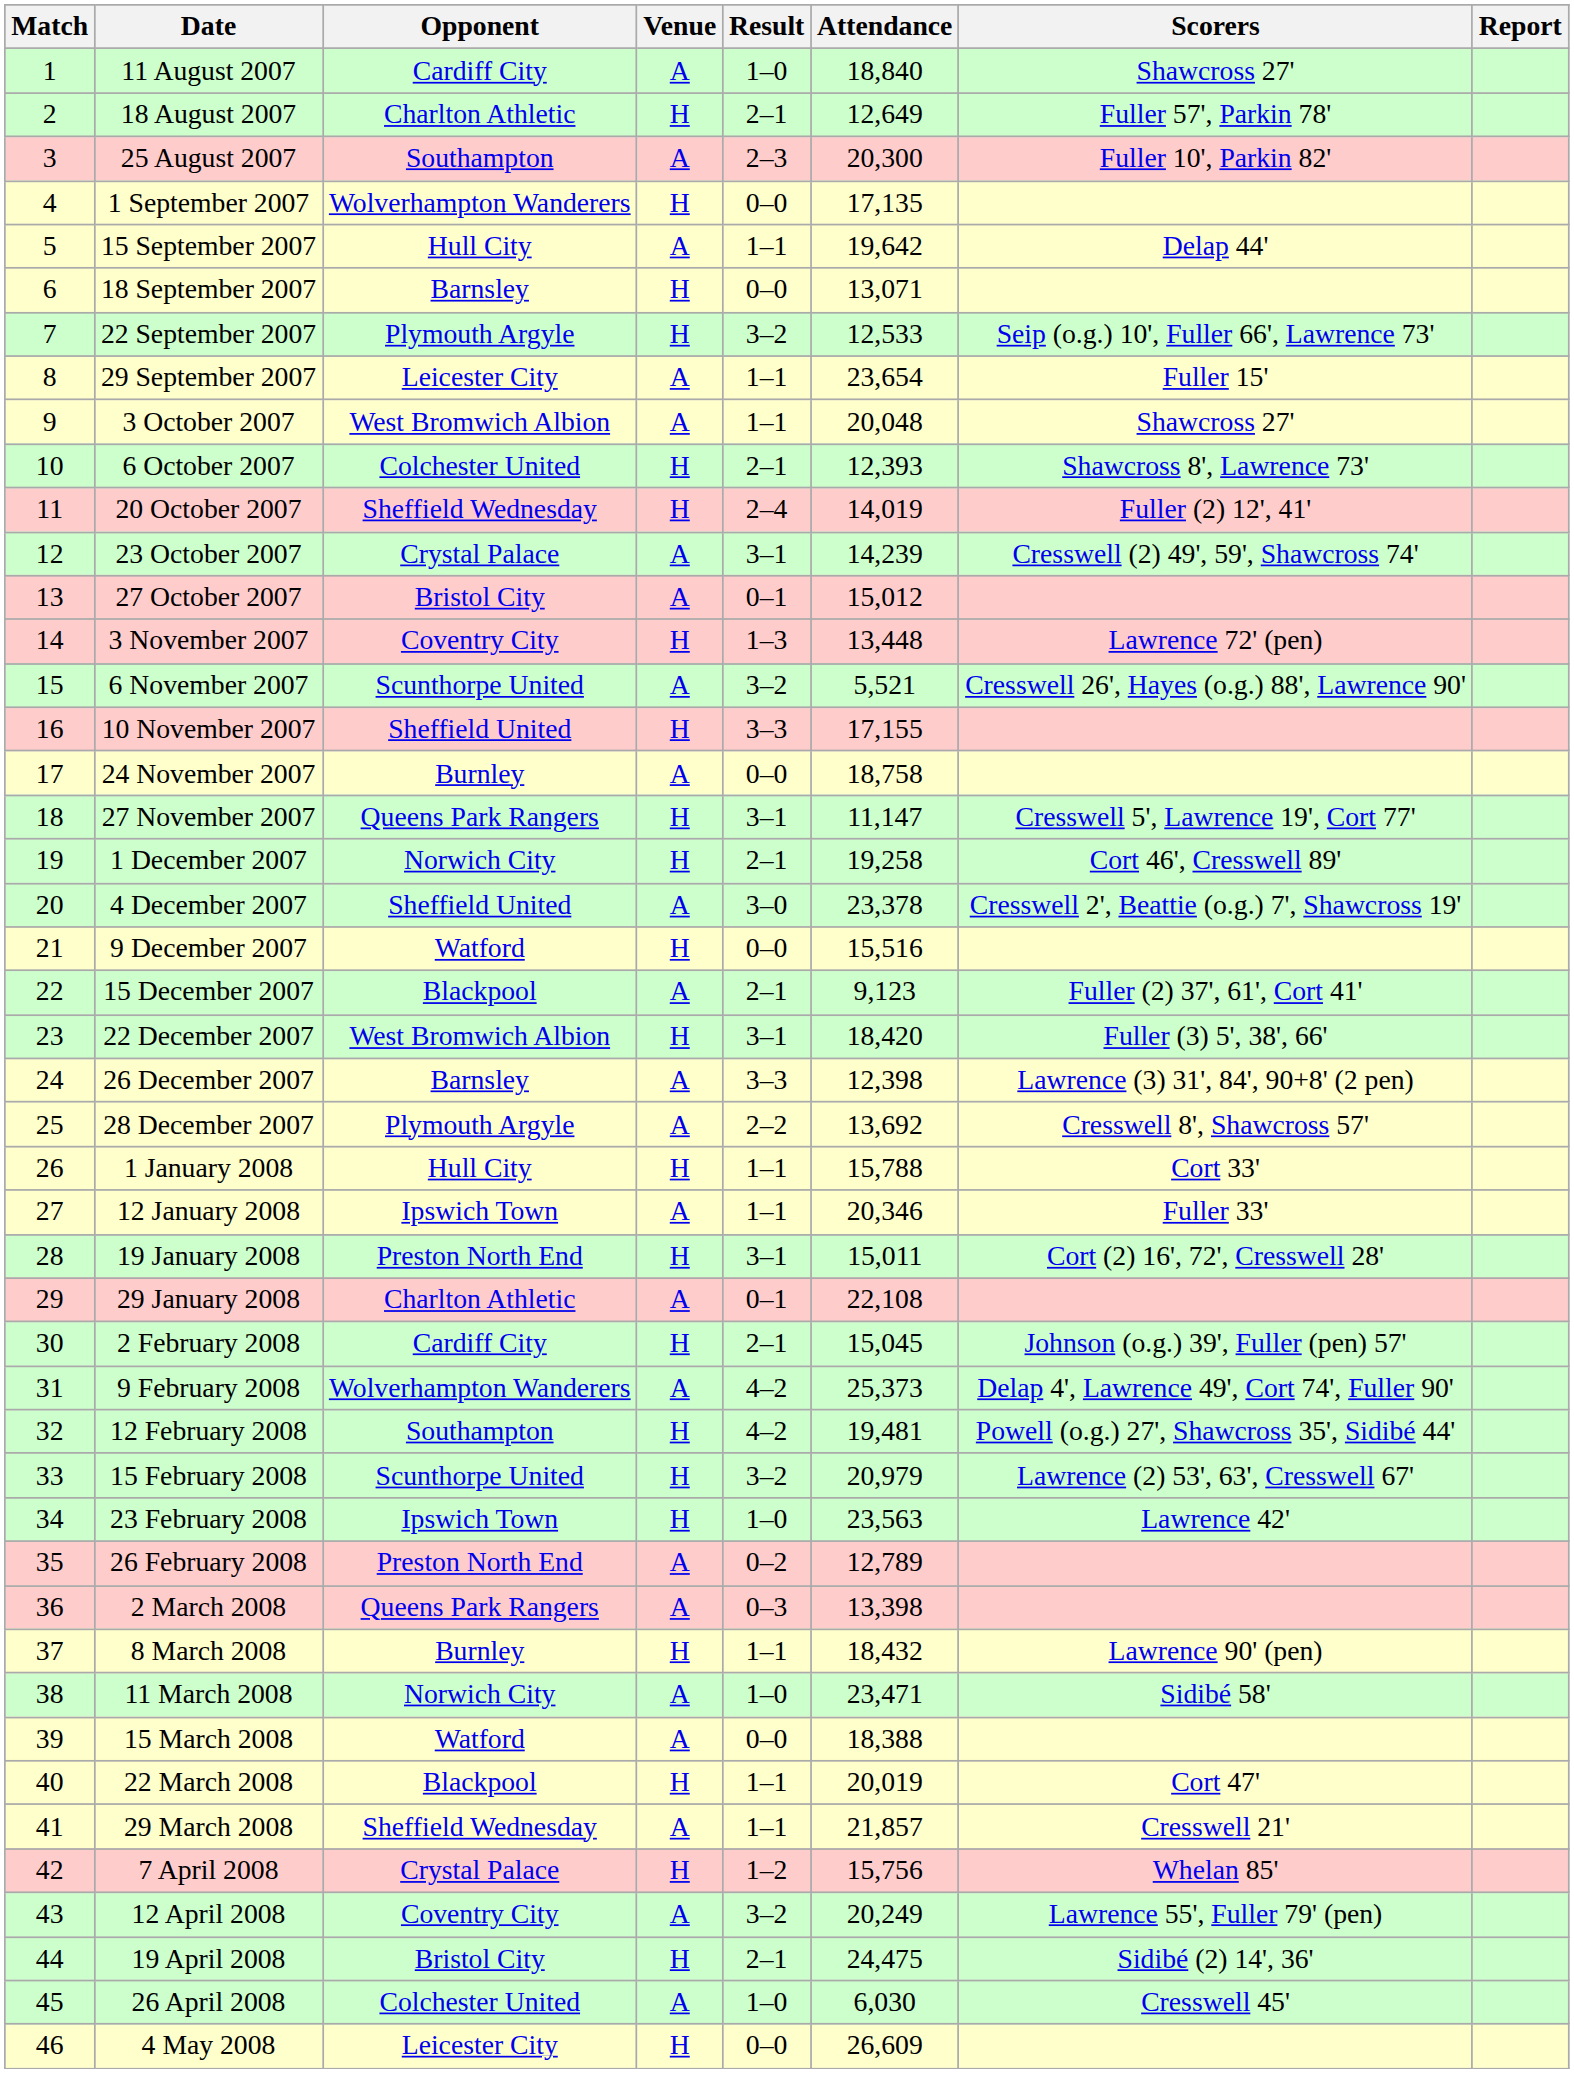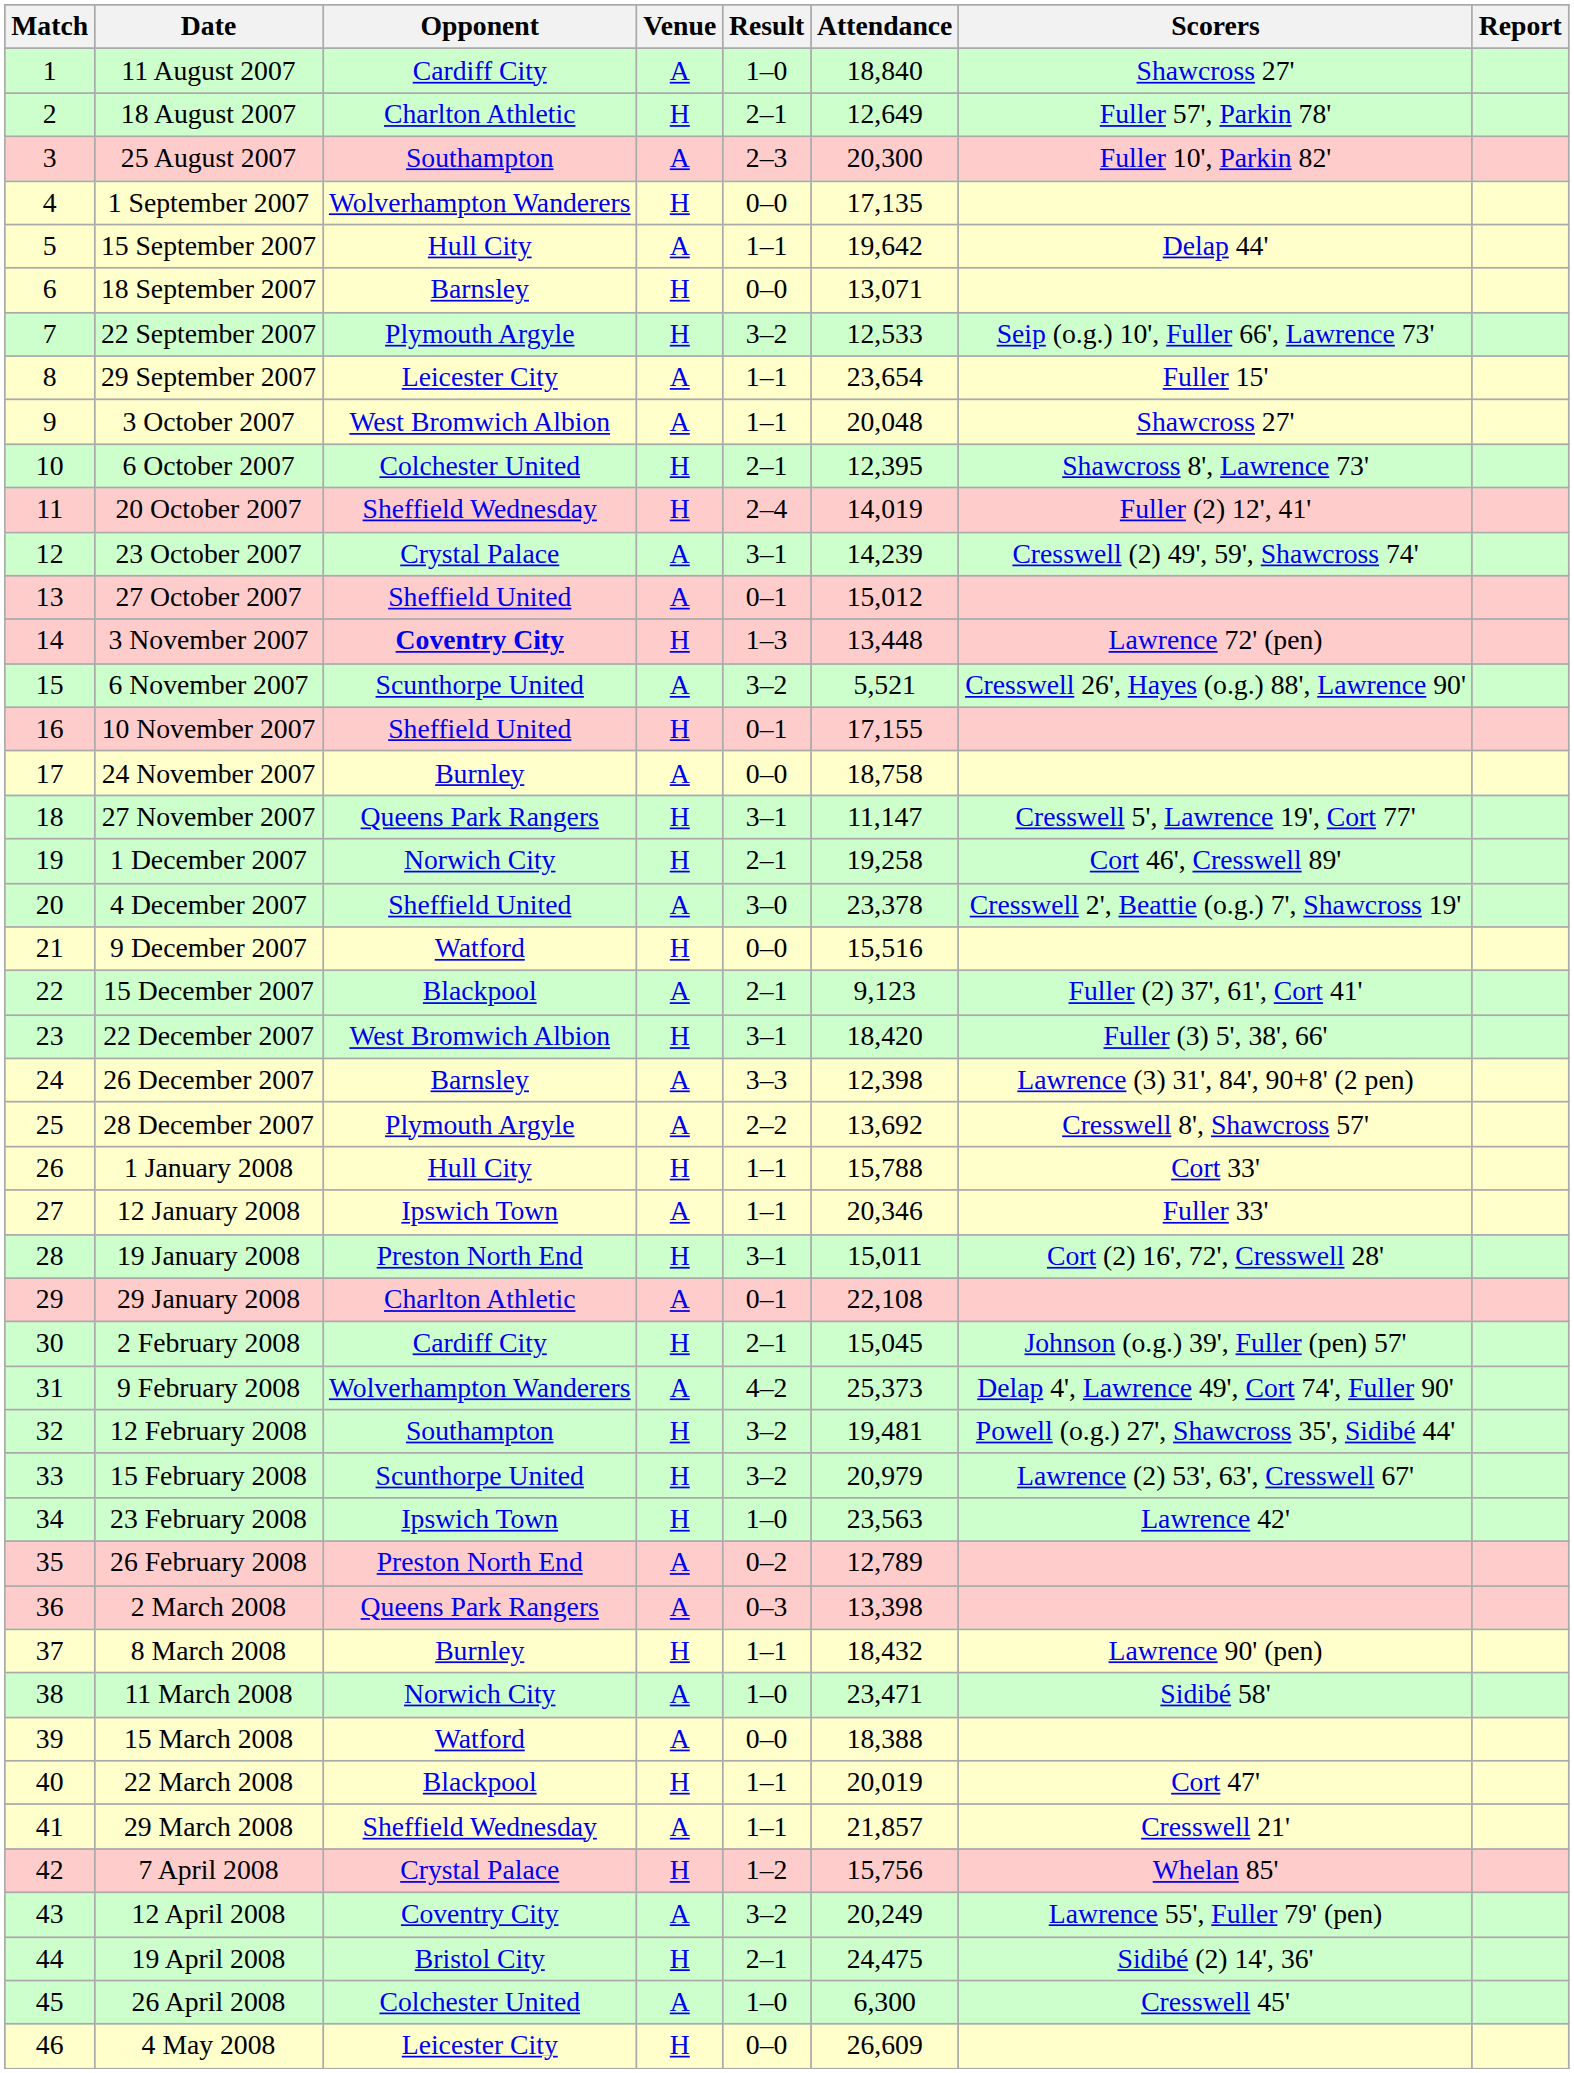(885, 465) 12,393 -> (885, 465) 12,395
(480, 597) Bristol City -> (480, 597) Sheffield United
(480, 641) normal -> (480, 641) bold
(767, 728) 3–3 -> (767, 728) 0–1
(767, 1431) 4–2 -> (767, 1431) 3–2
(885, 2001) 6,030 -> (885, 2001) 6,300
